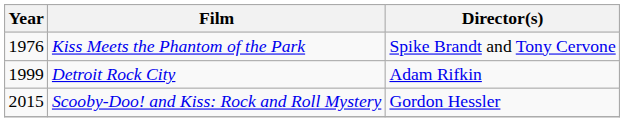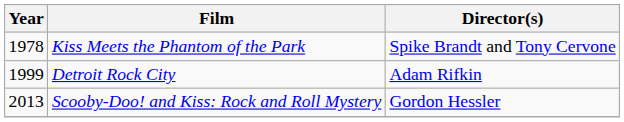(26, 46) 1976 -> (26, 46) 1978
(26, 102) 2015 -> (26, 102) 2013
